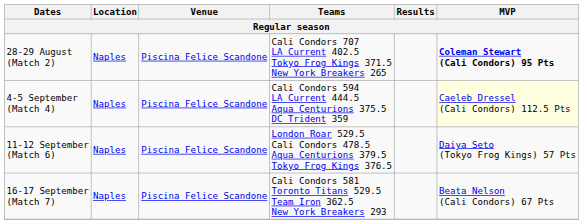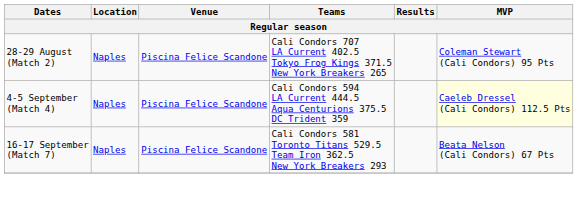(497, 57) bold -> (497, 57) normal
- row: (48, 150)
